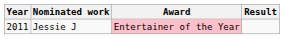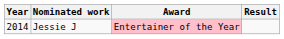(17, 27) 2011 -> (17, 27) 2014
